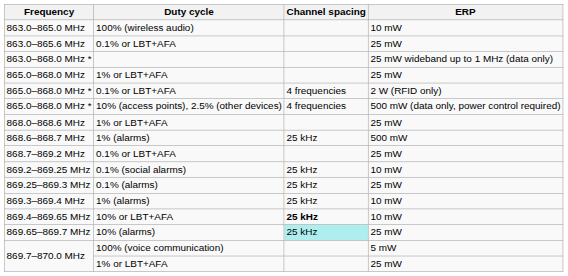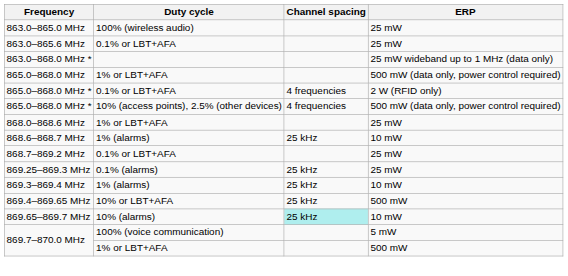(386, 28) 10 mW -> (386, 28) 25 mW
(386, 75) 25 mW -> (465, 75) 500 mW (data only, power control required)
(389, 138) 500 mW -> (386, 138) 10 mW
- row: (49, 169)
(302, 216) bold -> (302, 201) normal
(386, 216) 10 mW -> (389, 201) 500 mW
(386, 232) 25 mW -> (386, 216) 10 mW
(386, 264) 25 mW -> (389, 248) 500 mW
